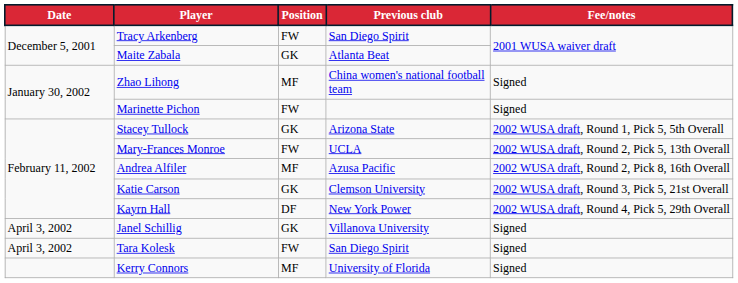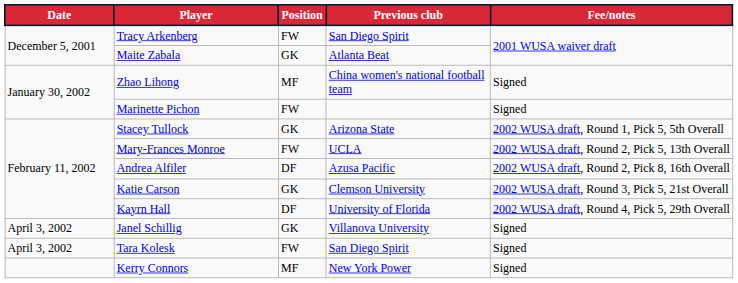(290, 168) MF -> (289, 168) DF
(370, 208) New York Power -> (379, 208) University of Florida
(379, 267) University of Florida -> (370, 267) New York Power
